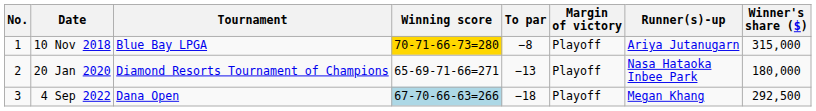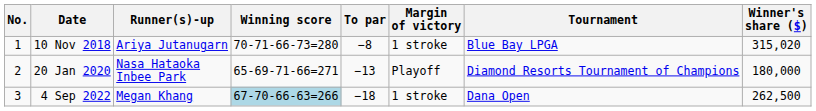columns swapped: (252, 21) <-> (683, 21)
(447, 46) gold background -> (286, 46) no background
(577, 46) Playoff -> (419, 46) 1 stroke
(776, 46) 315,000 -> (776, 46) 315,020
(577, 97) Playoff -> (419, 97) 1 stroke
(776, 97) 292,500 -> (776, 97) 262,500
